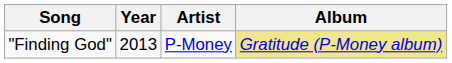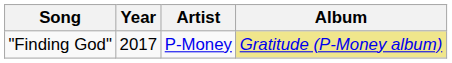(138, 44) 2013 -> (138, 44) 2017
